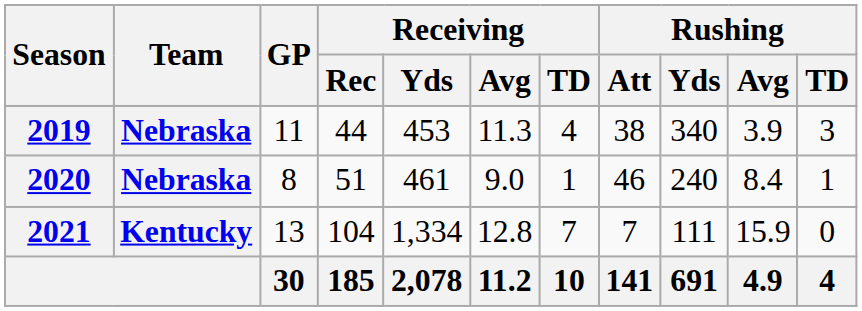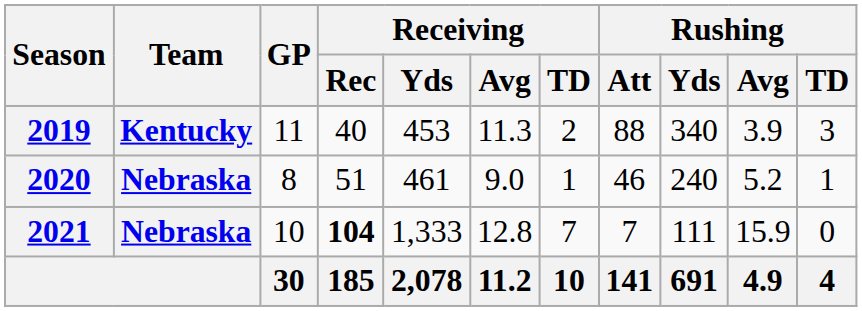(186, 130) Nebraska -> (186, 130) Kentucky
(351, 130) 44 -> (351, 130) 40
(569, 130) 4 -> (569, 130) 2
(629, 130) 38 -> (629, 130) 88
(763, 180) 8.4 -> (763, 180) 5.2
(186, 230) Kentucky -> (186, 230) Nebraska
(289, 230) 13 -> (289, 230) 10
(351, 230) normal -> (351, 230) bold
(427, 230) 1,334 -> (427, 230) 1,333
